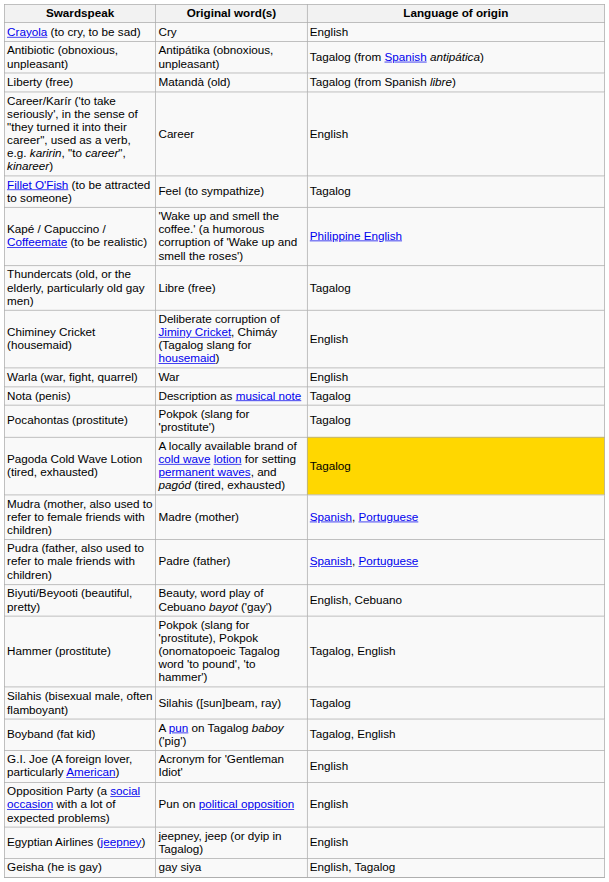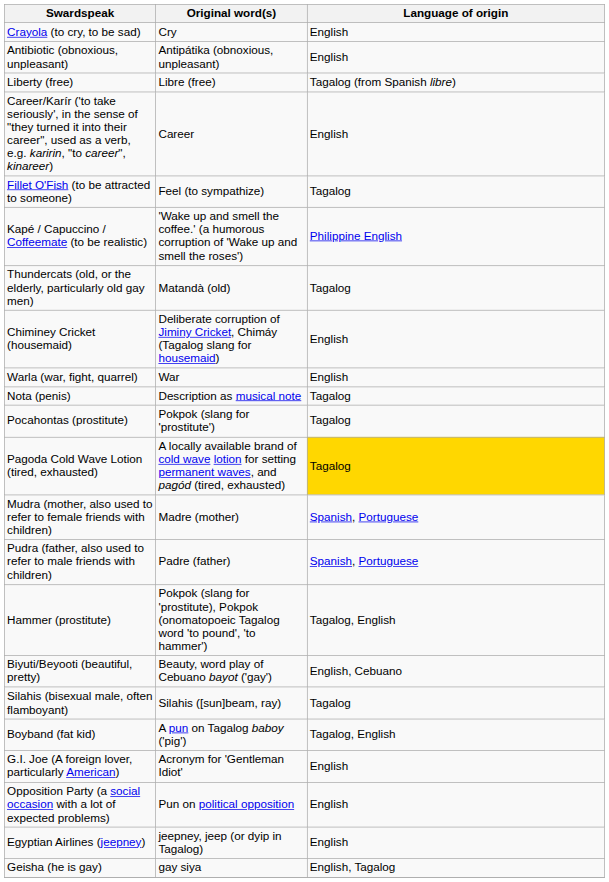(397, 57) Tagalog (from Spanish antipática) -> (329, 57) English
(194, 82) Matandà (old) -> (187, 82) Libre (free)
(187, 287) Libre (free) -> (194, 287) Matandà (old)
rows swapped: (59, 651) <-> (70, 600)
